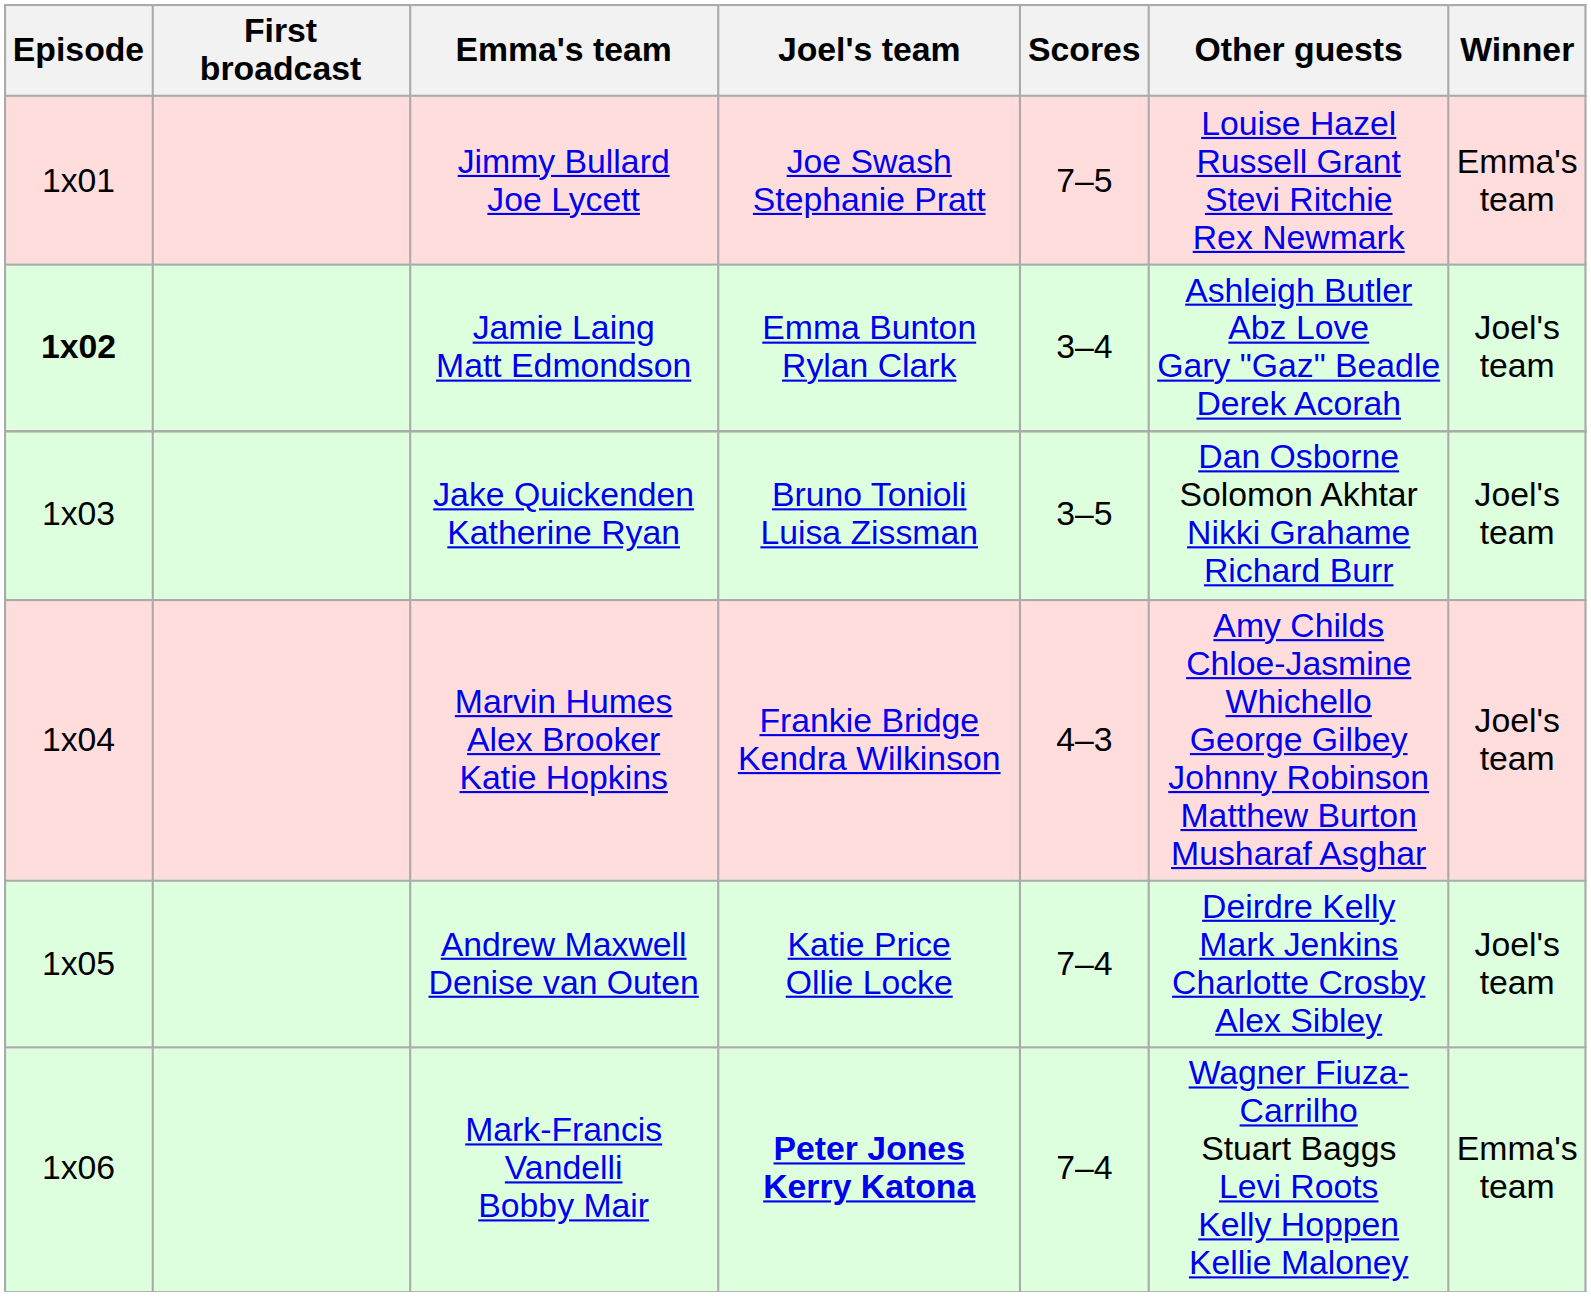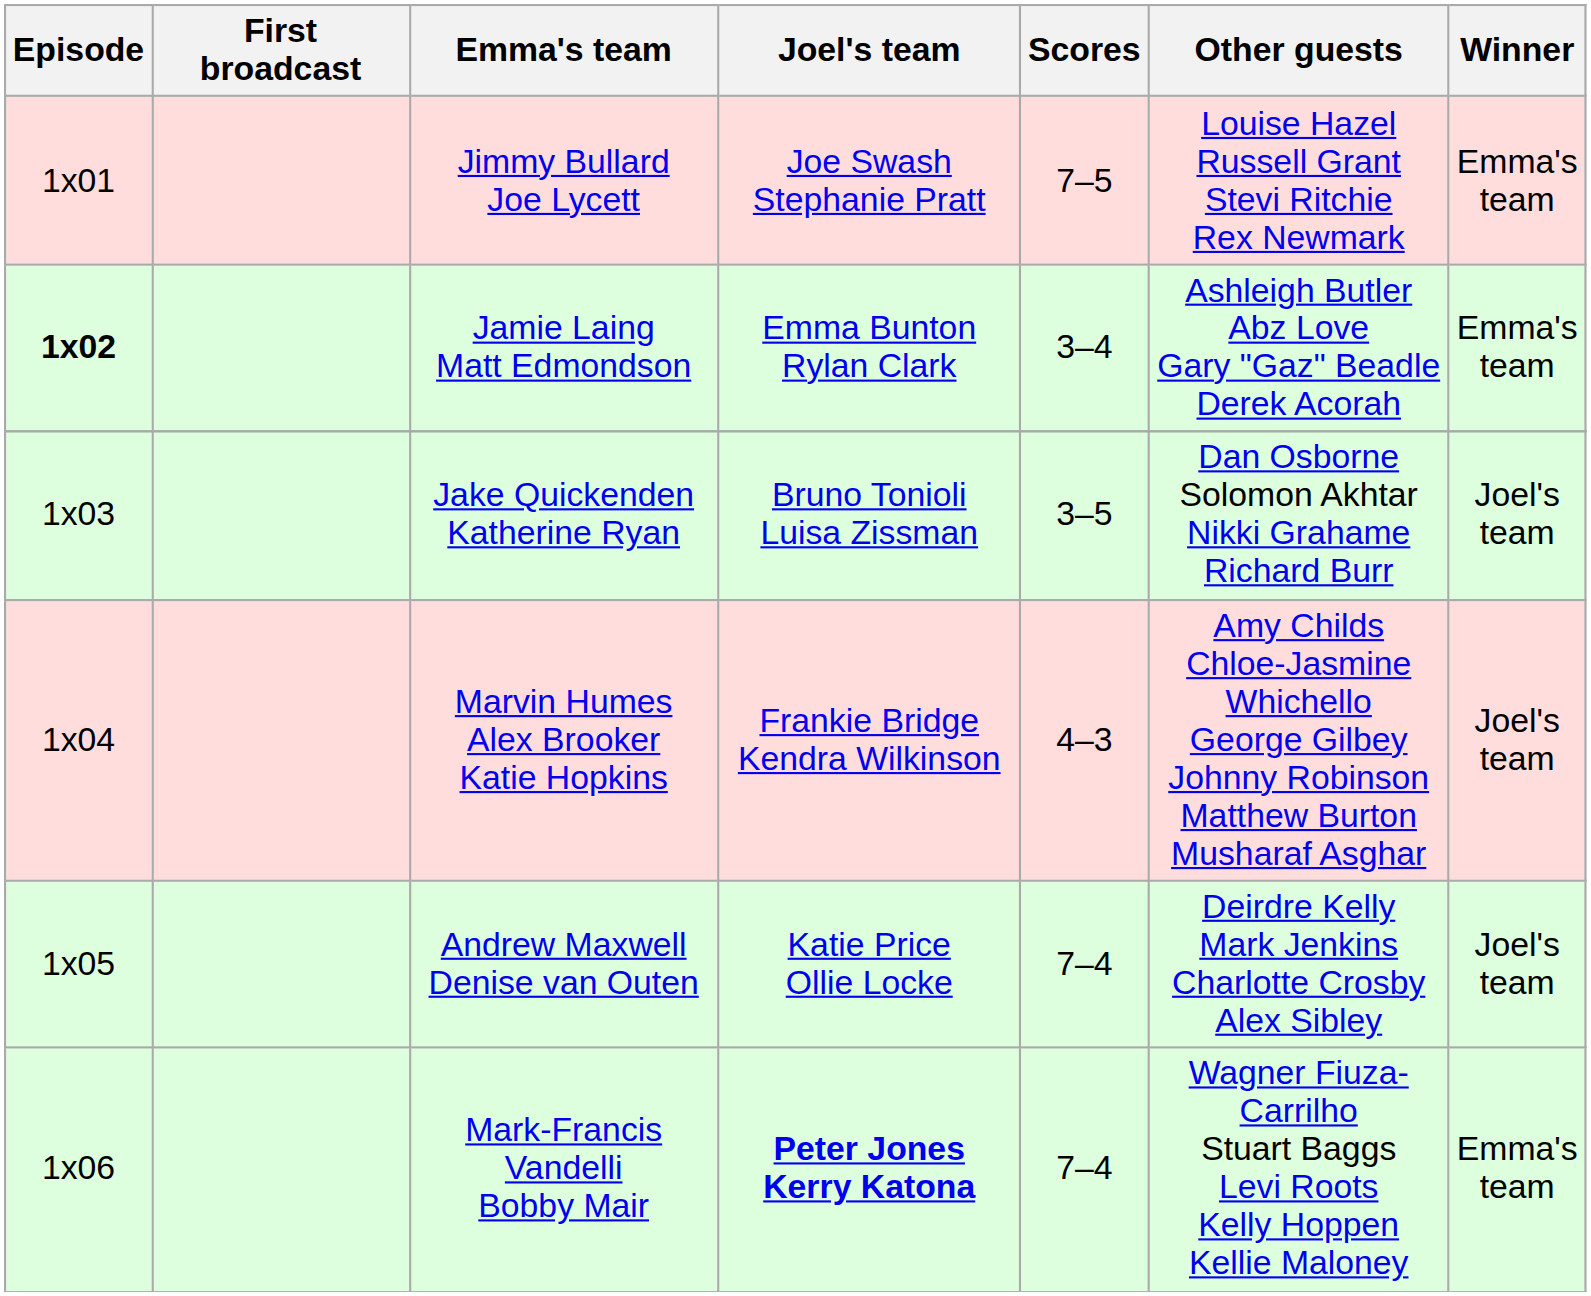(1517, 347) Joel's team -> (1517, 347) Emma's team
